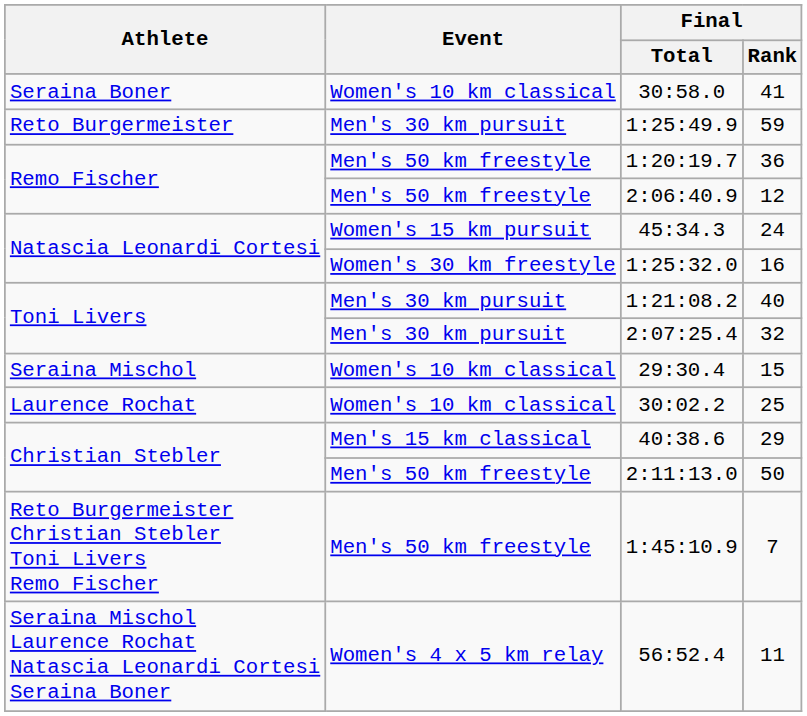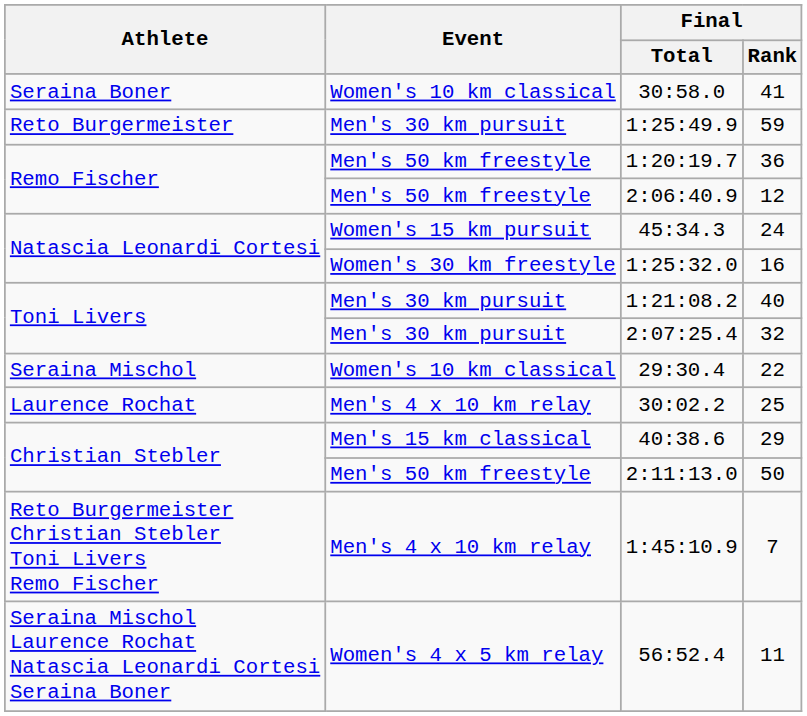(772, 370) 15 -> (772, 370) 22
(473, 405) Women's 10 km classical -> (461, 405) Men's 4 x 10 km relay
(461, 546) Men's 50 km freestyle -> (461, 546) Men's 4 x 10 km relay
